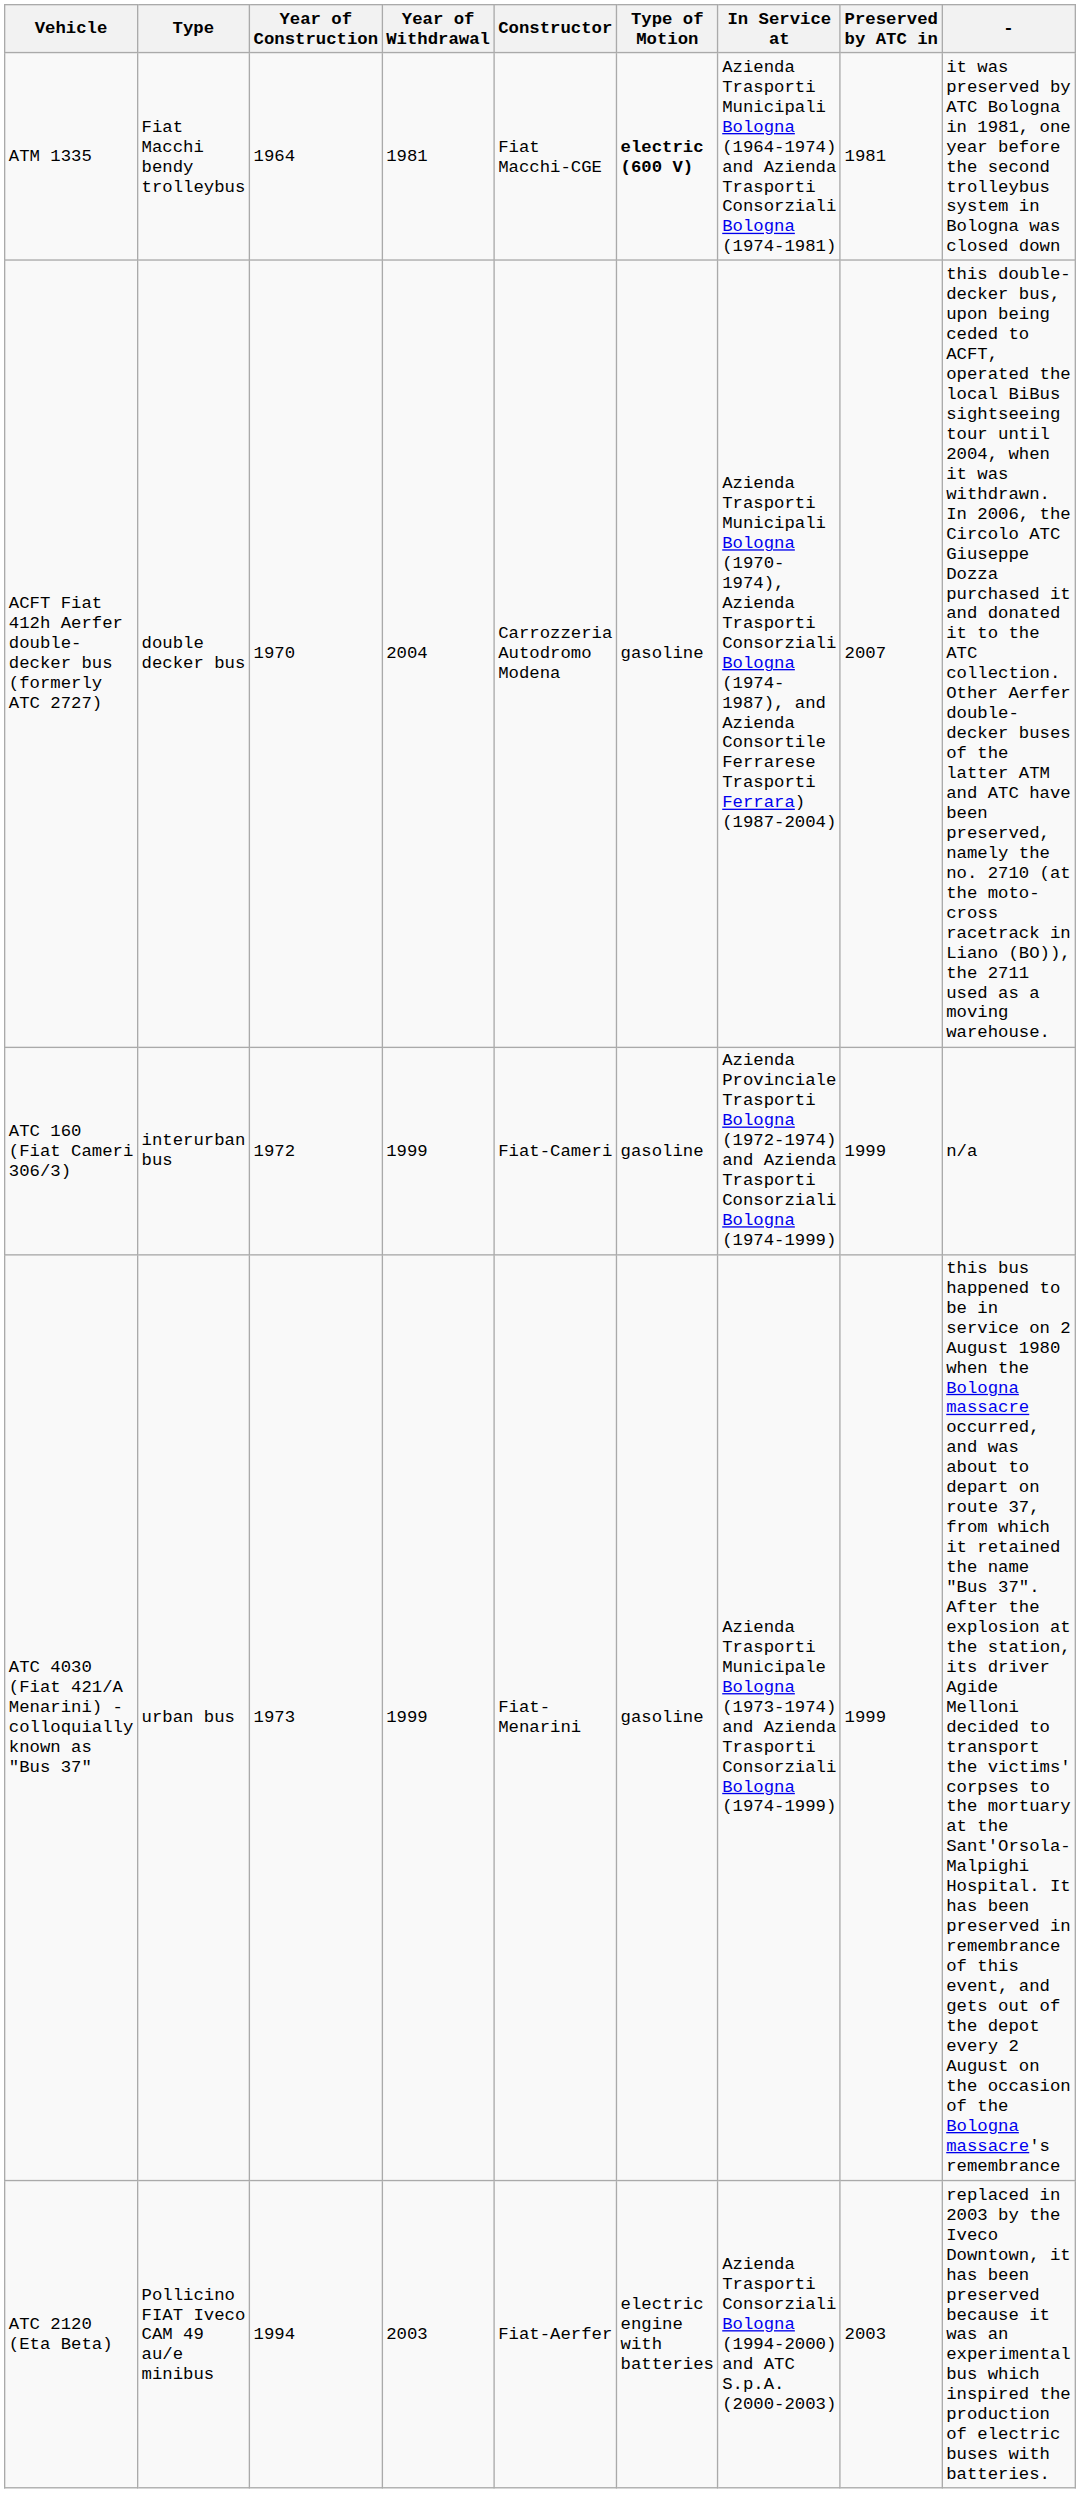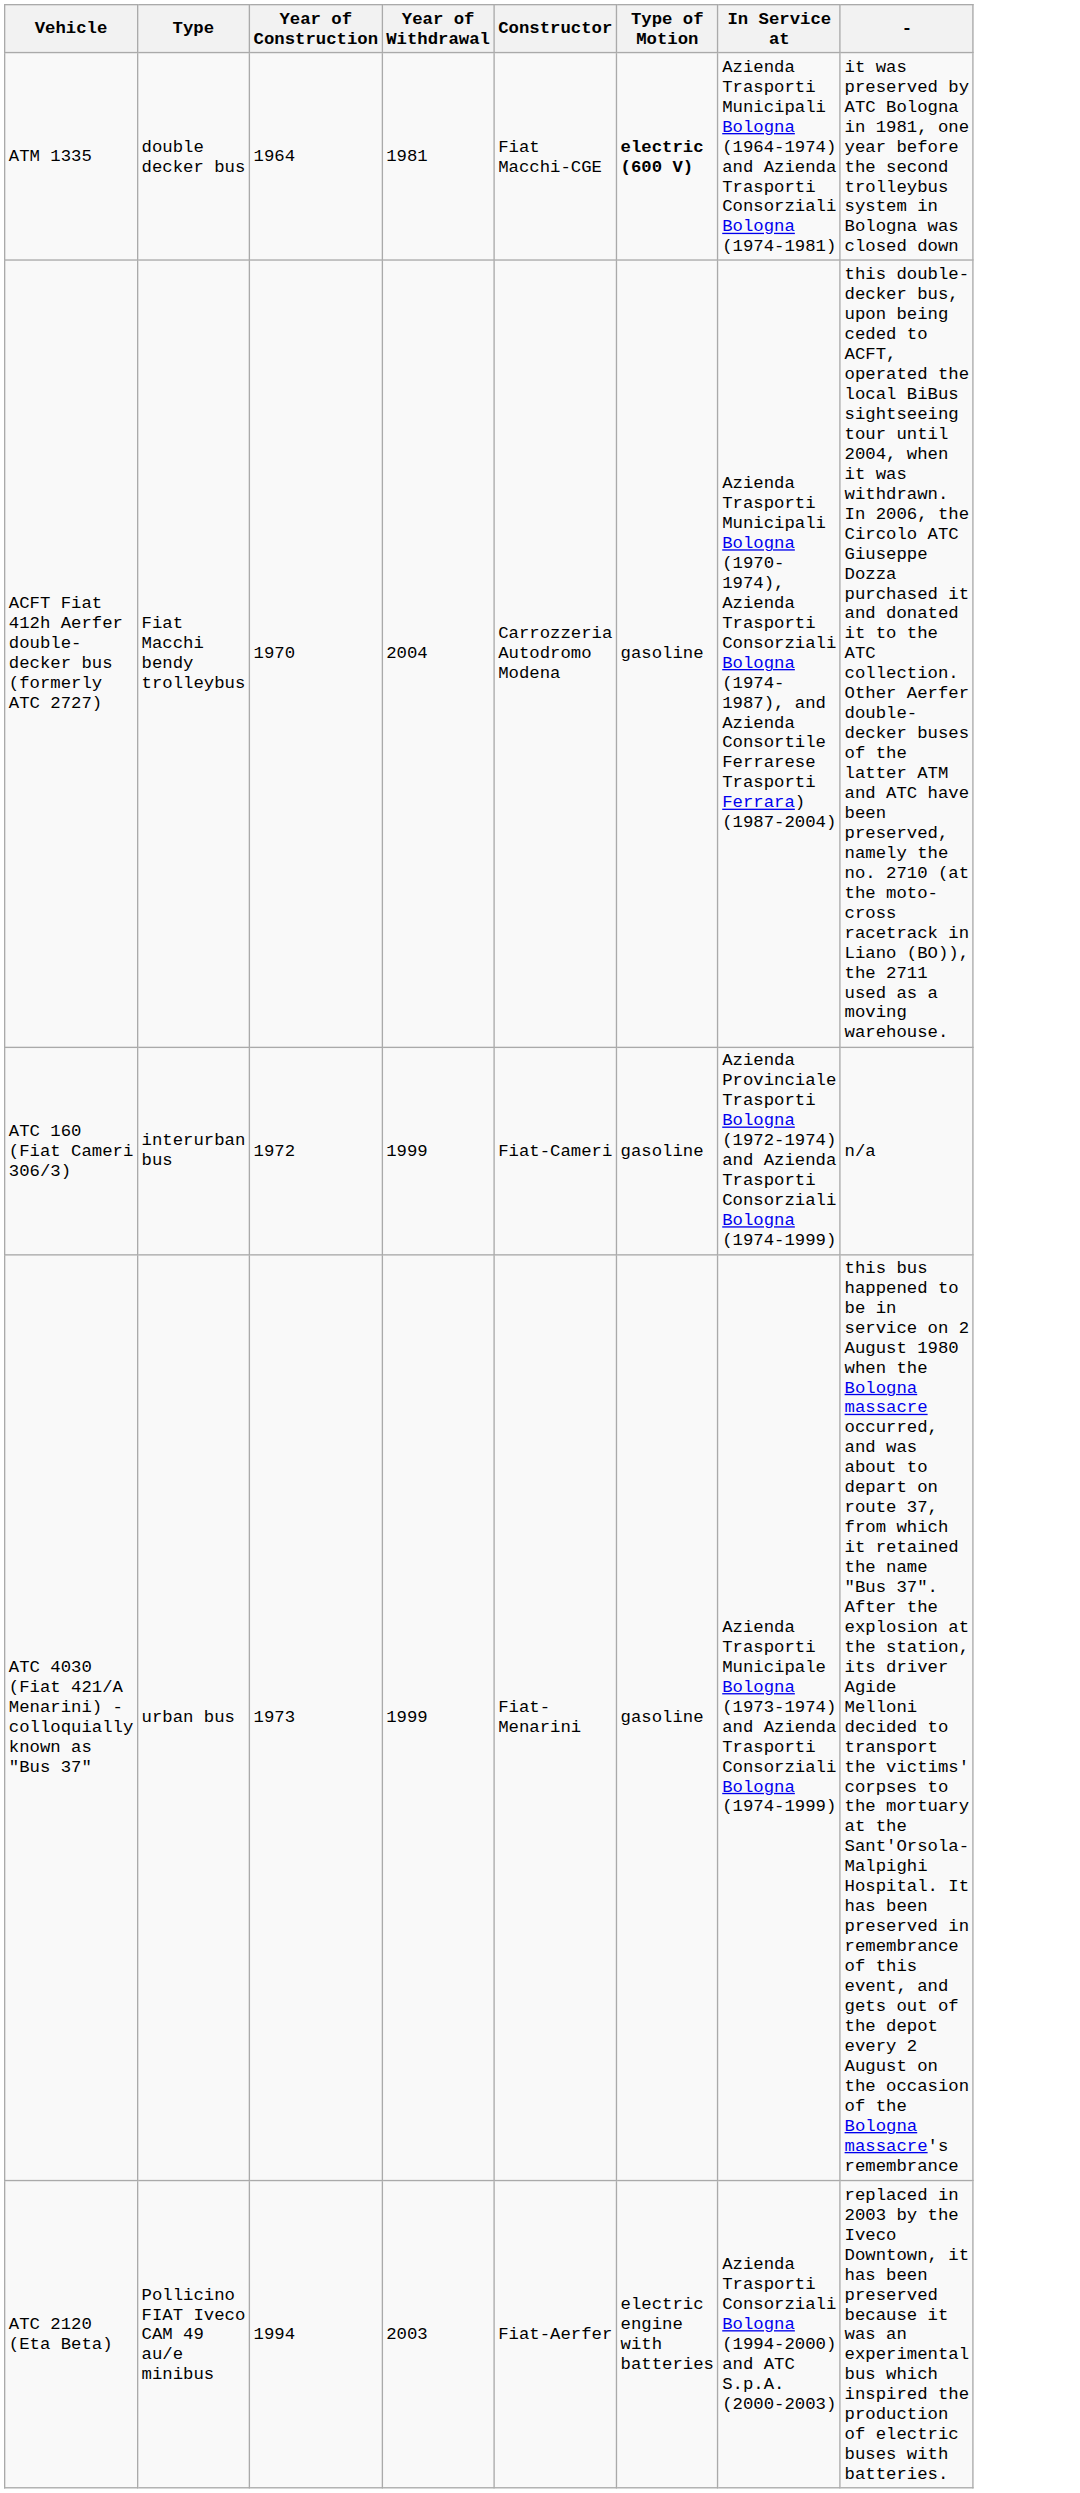- column: (891, 29)
(193, 157) Fiat Macchi bendy trolleybus -> (193, 157) double decker bus
(193, 654) double decker bus -> (193, 654) Fiat Macchi bendy trolleybus
